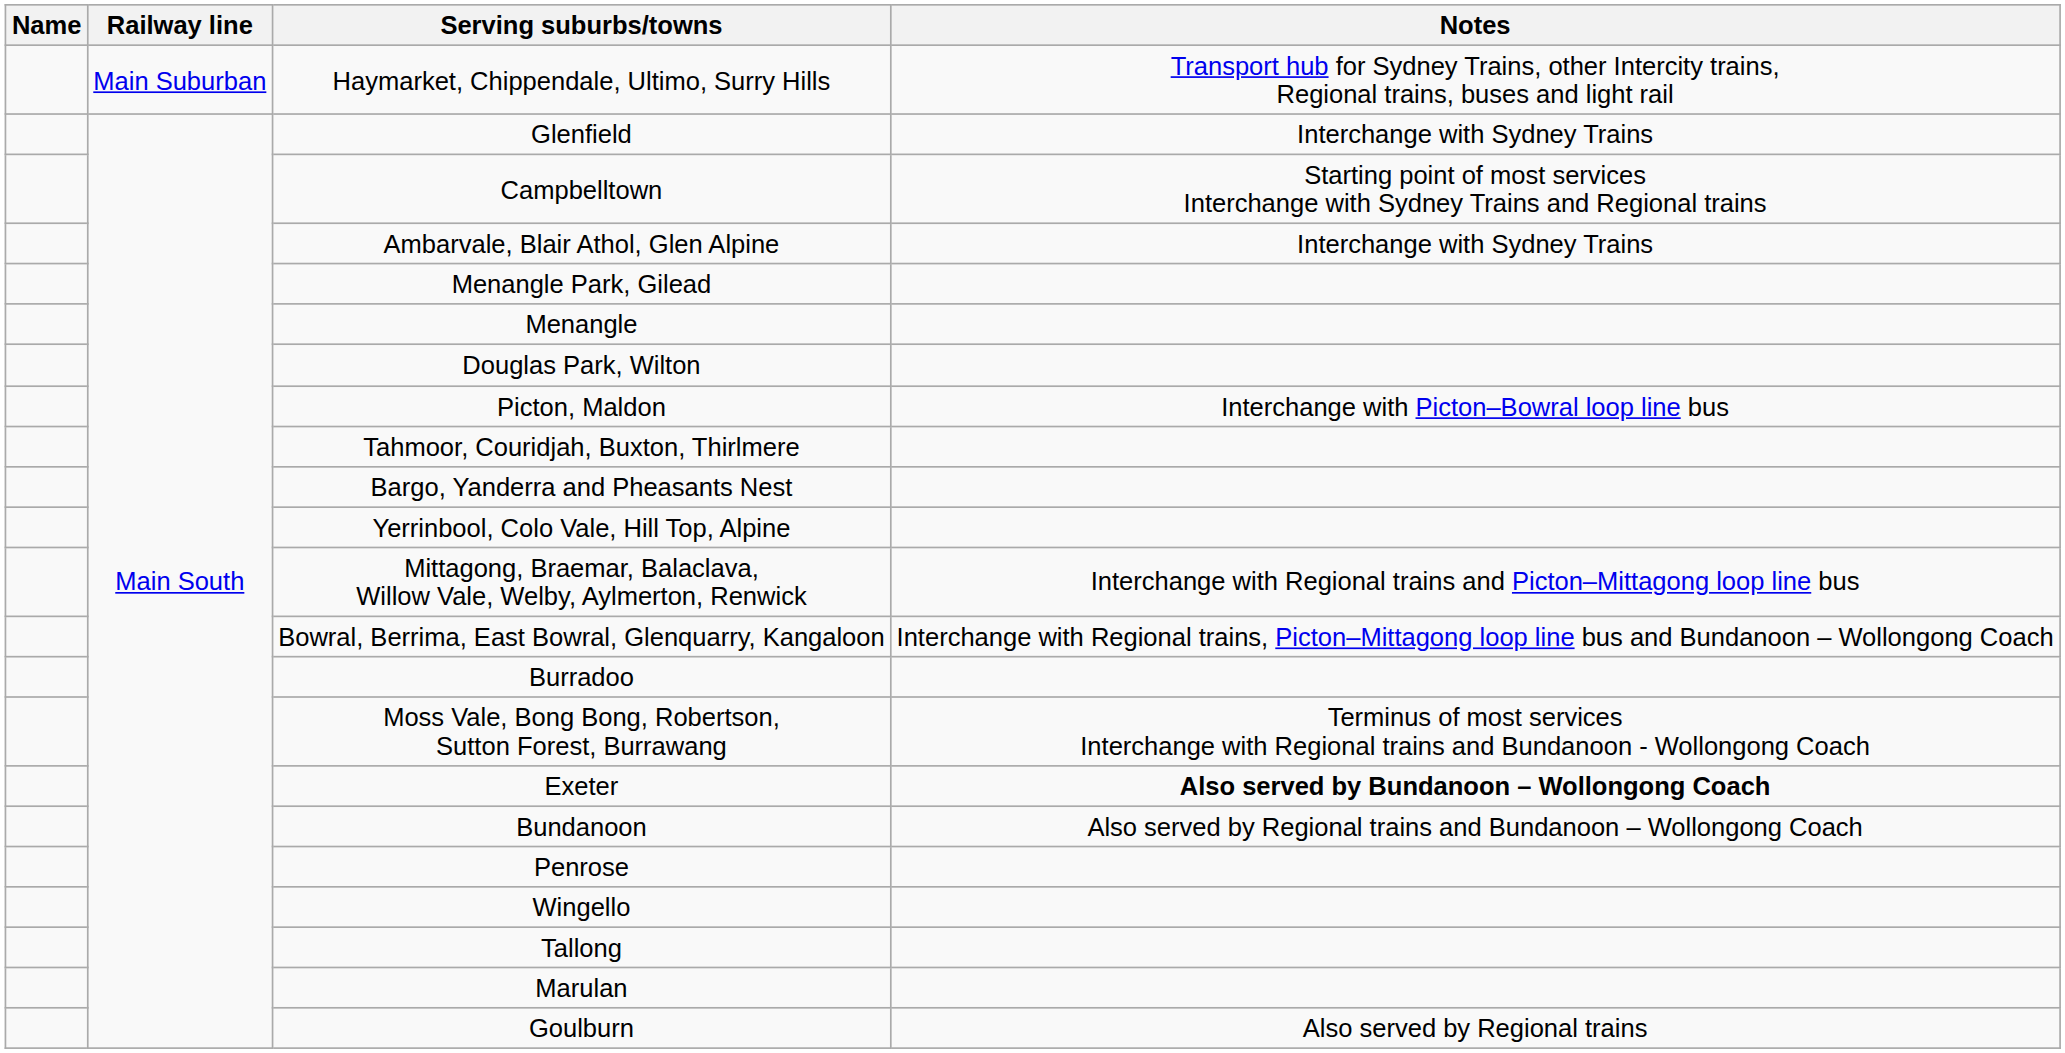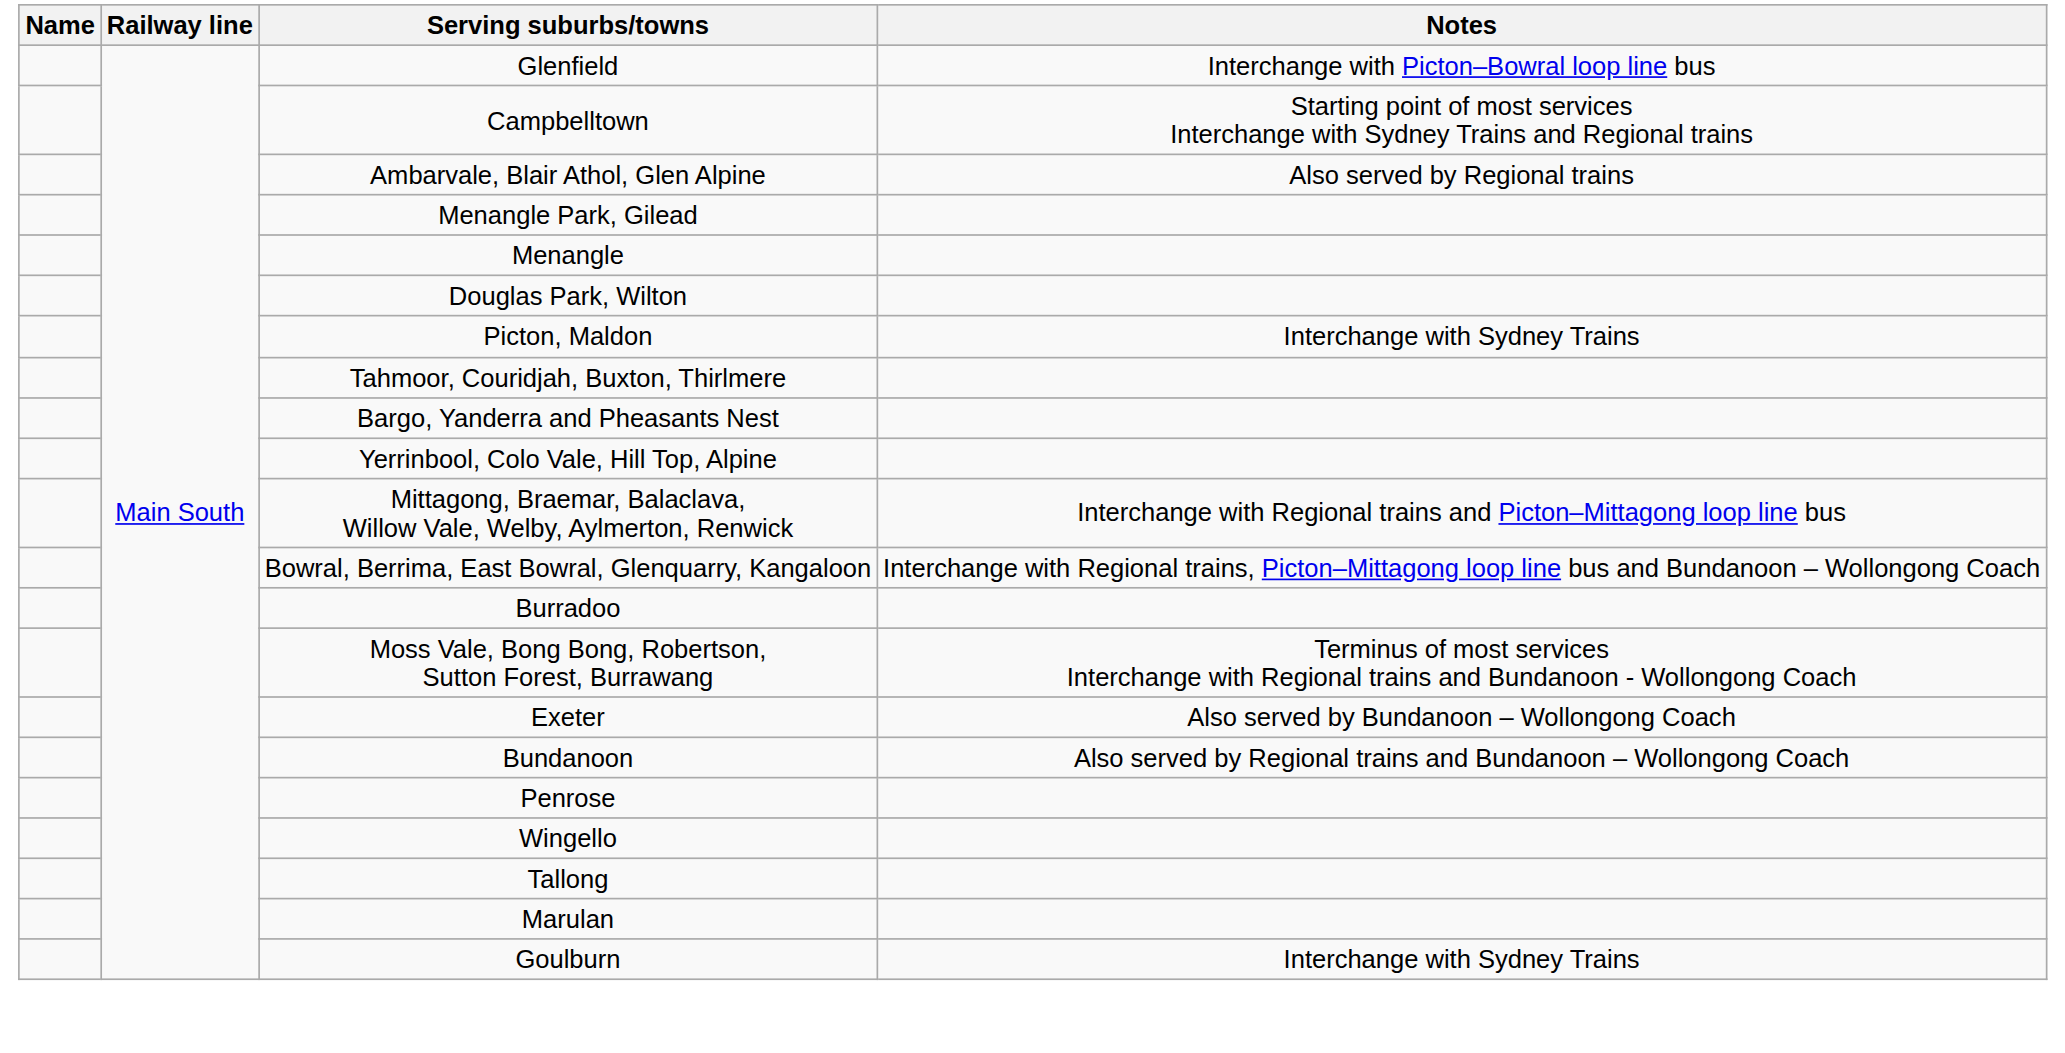- row: (581, 80)
(1475, 135) Interchange with Sydney Trains -> (1462, 66) Interchange with Picton–Bowral loop line bus
(1475, 244) Interchange with Sydney Trains -> (1462, 175) Also served by Regional trains
(1475, 406) Interchange with Picton–Bowral loop line bus -> (1462, 337) Interchange with Sydney Trains
(1475, 786) bold -> (1462, 717) normal
(1475, 1029) Also served by Regional trains -> (1462, 960) Interchange with Sydney Trains
